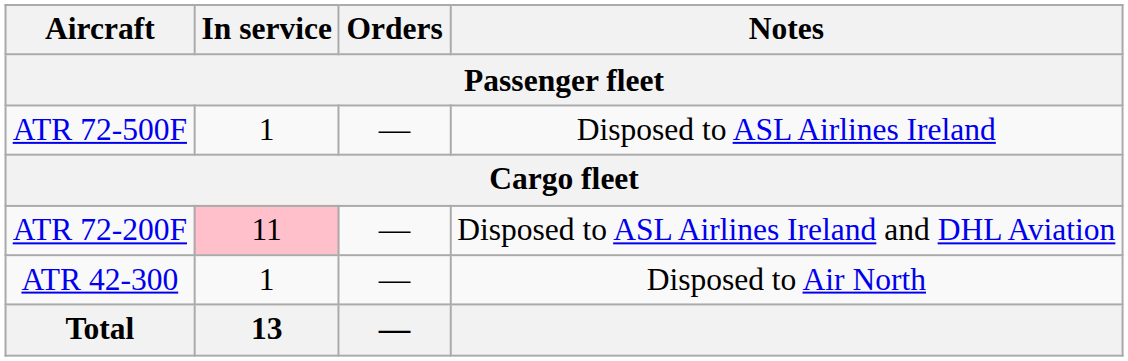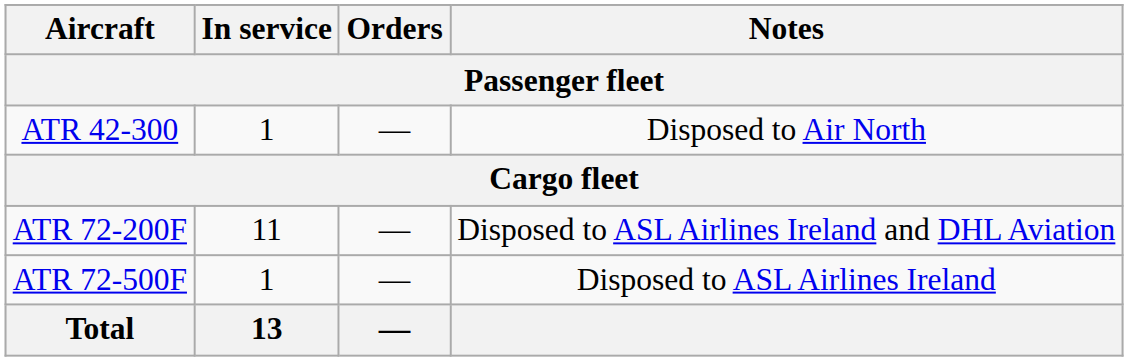rows swapped: (100, 279) <-> (100, 129)
(267, 229) pink background -> (267, 229) no background
